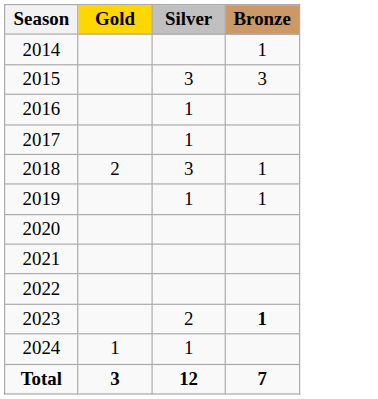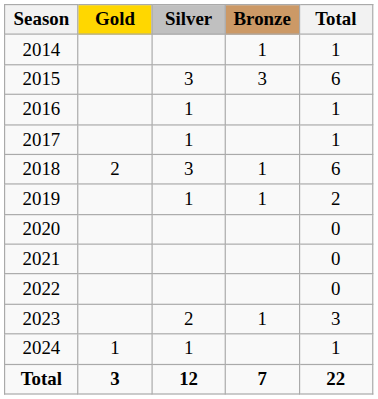+ column: (336, 19)
(262, 318) bold -> (262, 318) normal
